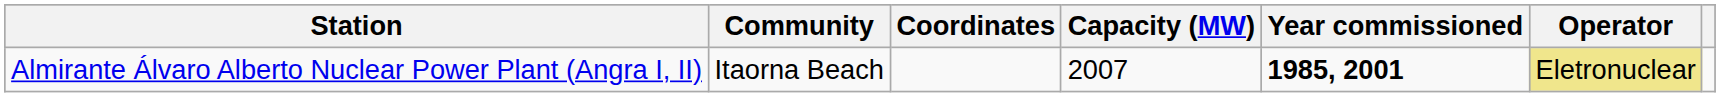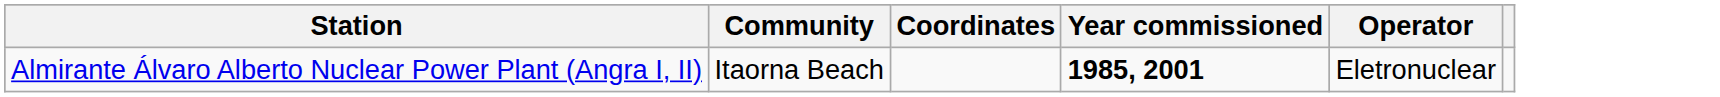- column: (1161, 26)
(1616, 69) khaki background -> (1416, 69) no background
